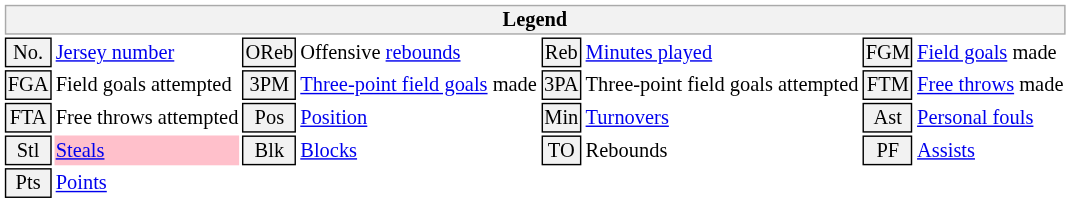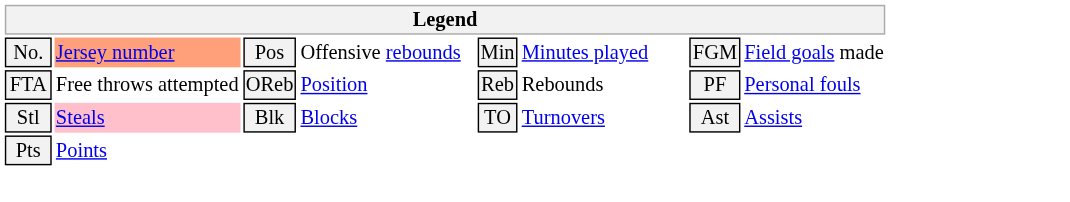(115, 52) no background -> (115, 52) lightsalmon background
(269, 52) OReb -> (270, 52) Pos
(561, 52) Reb -> (498, 52) Min
- row: (28, 84)
(269, 117) Pos -> (270, 84) OReb
(561, 117) Min -> (498, 84) Reb
(627, 117) Turnovers -> (563, 84) Rebounds
(888, 117) Ast -> (715, 84) PF
(626, 150) Rebounds -> (563, 117) Turnovers
(888, 150) PF -> (715, 117) Ast
